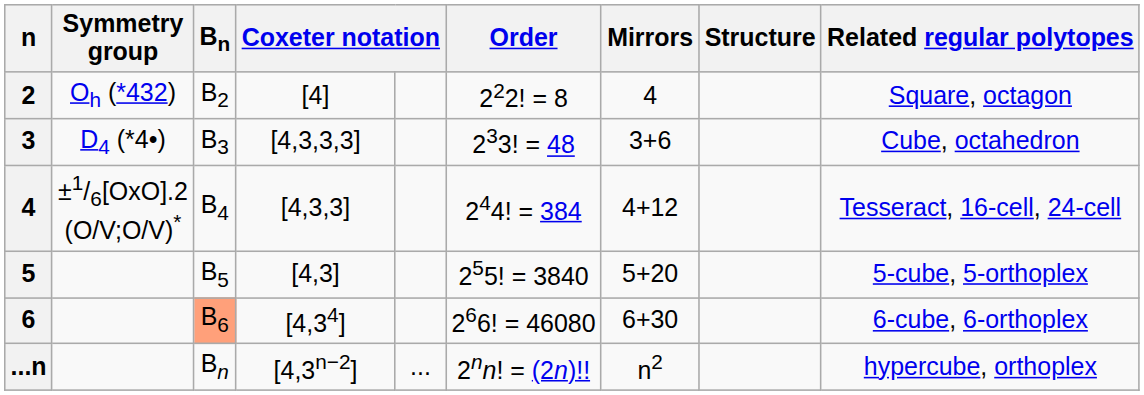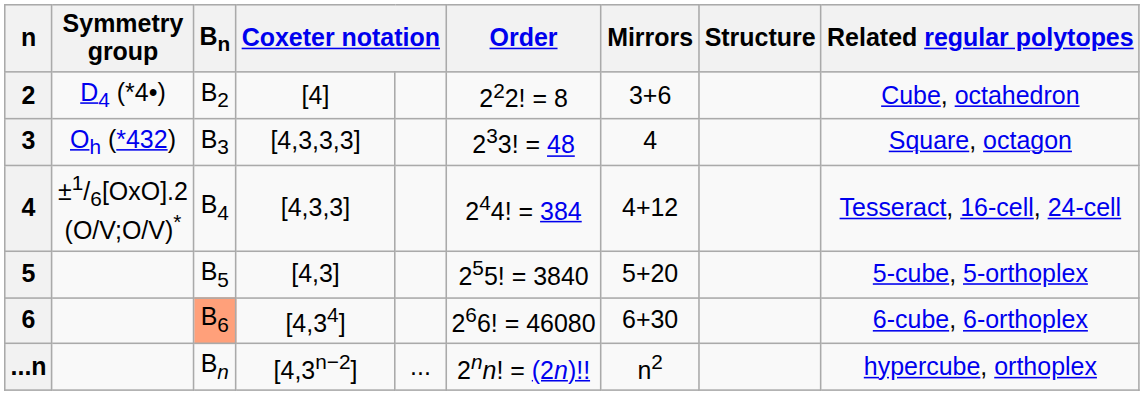(123, 96) Oh (*432) -> (123, 96) D4 (*4•)
(650, 95) 4 -> (650, 95) 3+6
(980, 95) Square, octagon -> (980, 95) Cube, octahedron
(123, 142) D4 (*4•) -> (123, 142) Oh (*432)
(650, 141) 3+6 -> (650, 141) 4
(980, 141) Cube, octahedron -> (980, 141) Square, octagon
